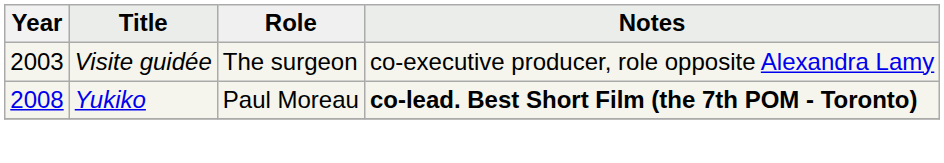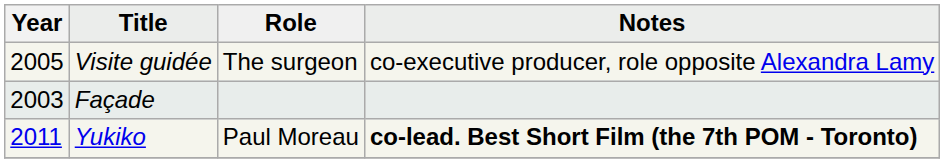(37, 61) 2003 -> (37, 61) 2005
+ row: (115, 99)
(37, 99) 2008 -> (36, 137) 2011
